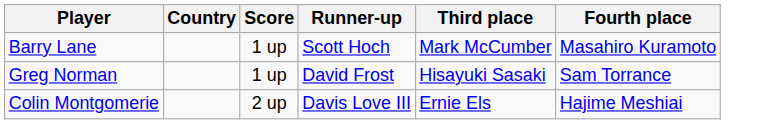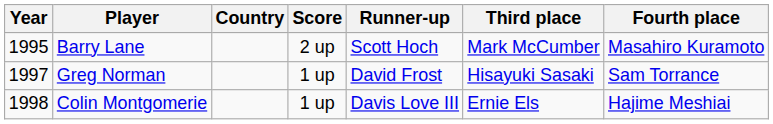+ column: (29, 18)
(269, 47) 1 up -> (317, 47) 2 up
(269, 103) 2 up -> (317, 103) 1 up
